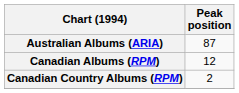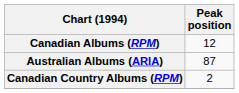rows swapped: (95, 43) <-> (95, 61)
